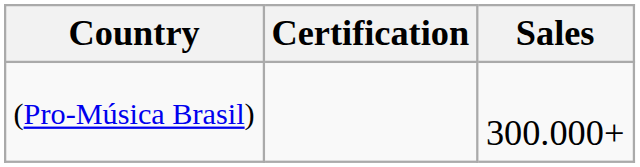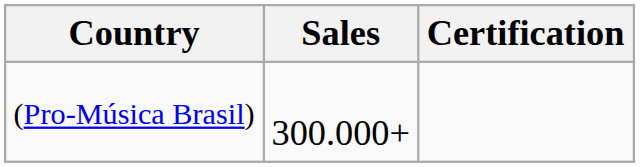columns swapped: (370, 33) <-> (555, 33)
